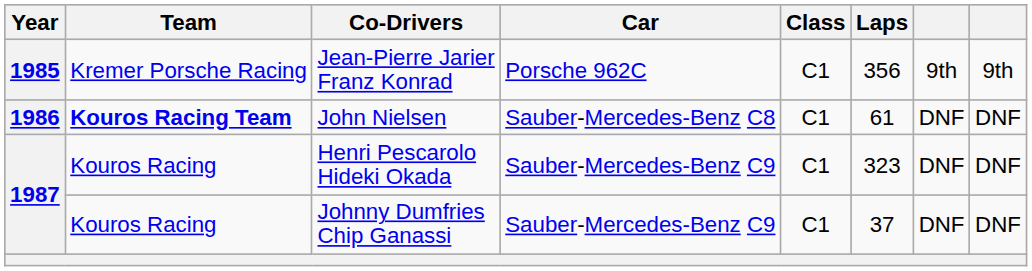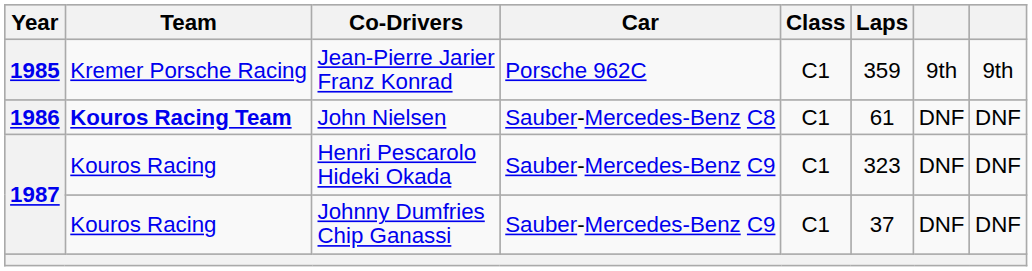(882, 69) 356 -> (882, 69) 359
